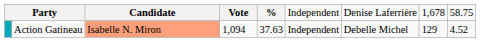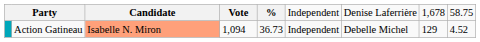(271, 29) 37.63 -> (271, 29) 36.73
